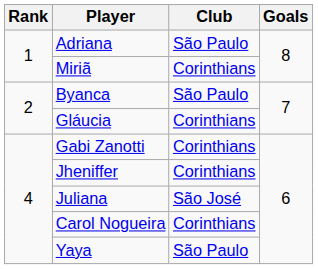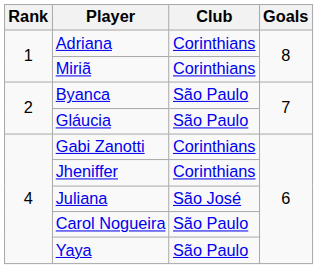(211, 43) São Paulo -> (214, 43) Corinthians
(214, 120) Corinthians -> (211, 120) São Paulo
(214, 224) Corinthians -> (211, 224) São Paulo
